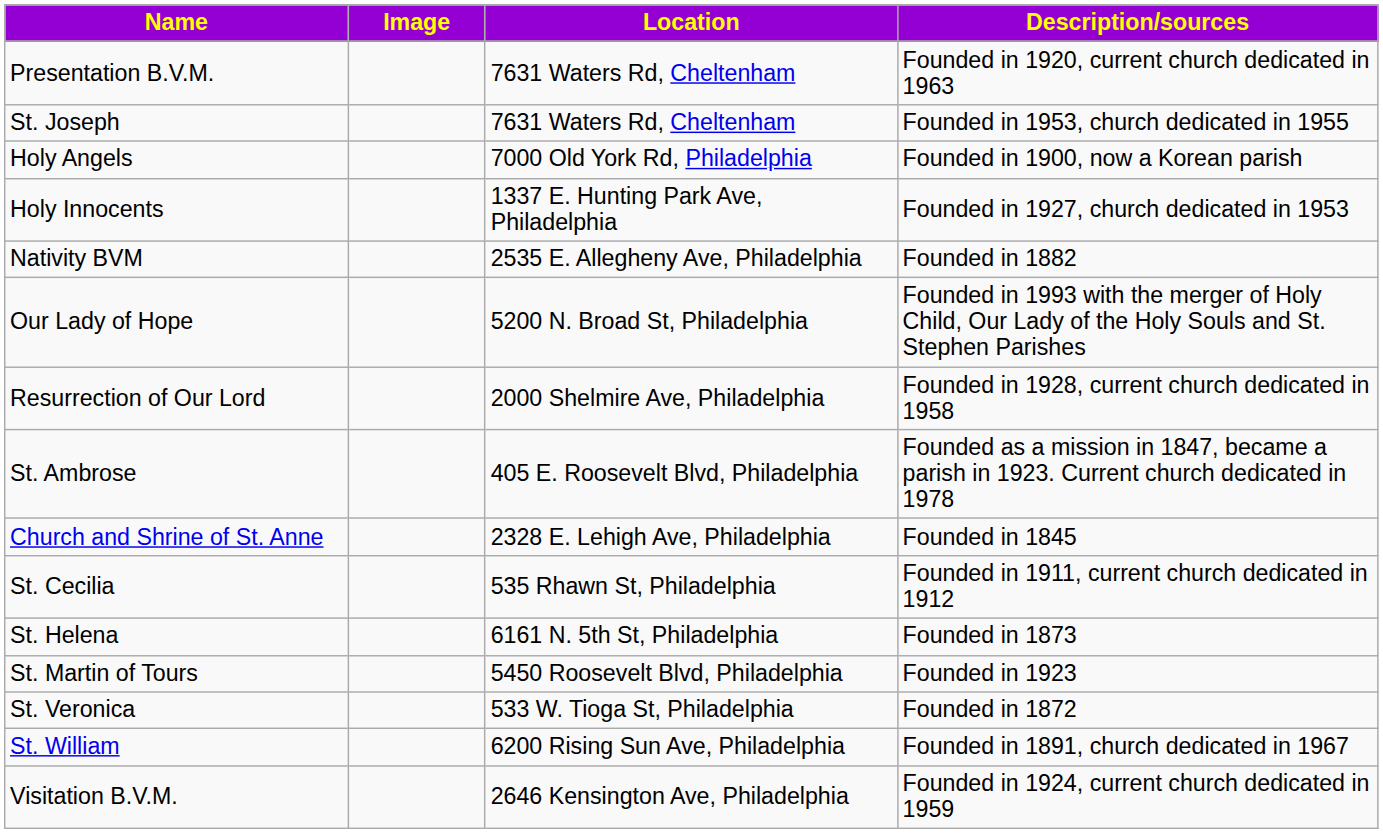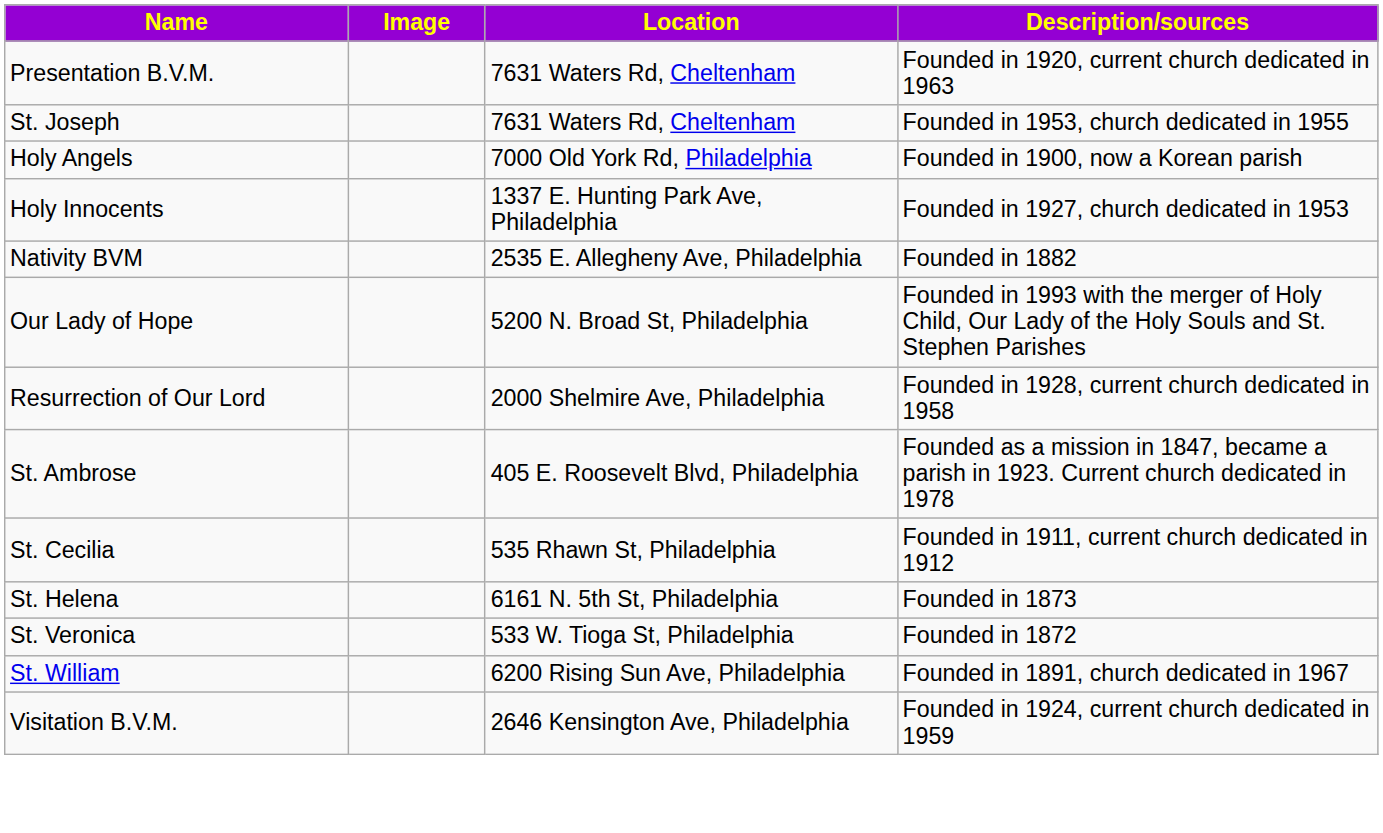- row: (167, 536)
- row: (104, 673)
